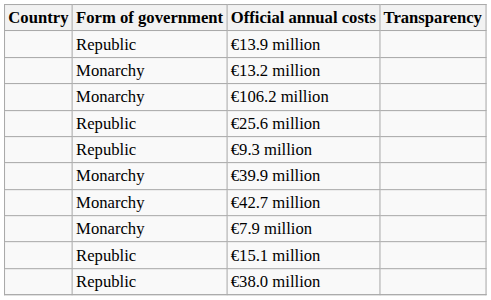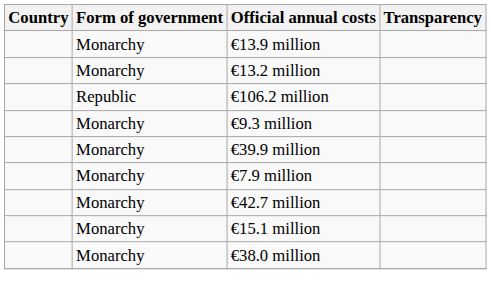(106, 44) Republic -> (110, 44) Monarchy
(110, 96) Monarchy -> (106, 96) Republic
- row: (276, 123)
(106, 149) Republic -> (110, 123) Monarchy
rows swapped: (276, 202) <-> (271, 228)
(106, 255) Republic -> (110, 228) Monarchy
(106, 281) Republic -> (110, 255) Monarchy
